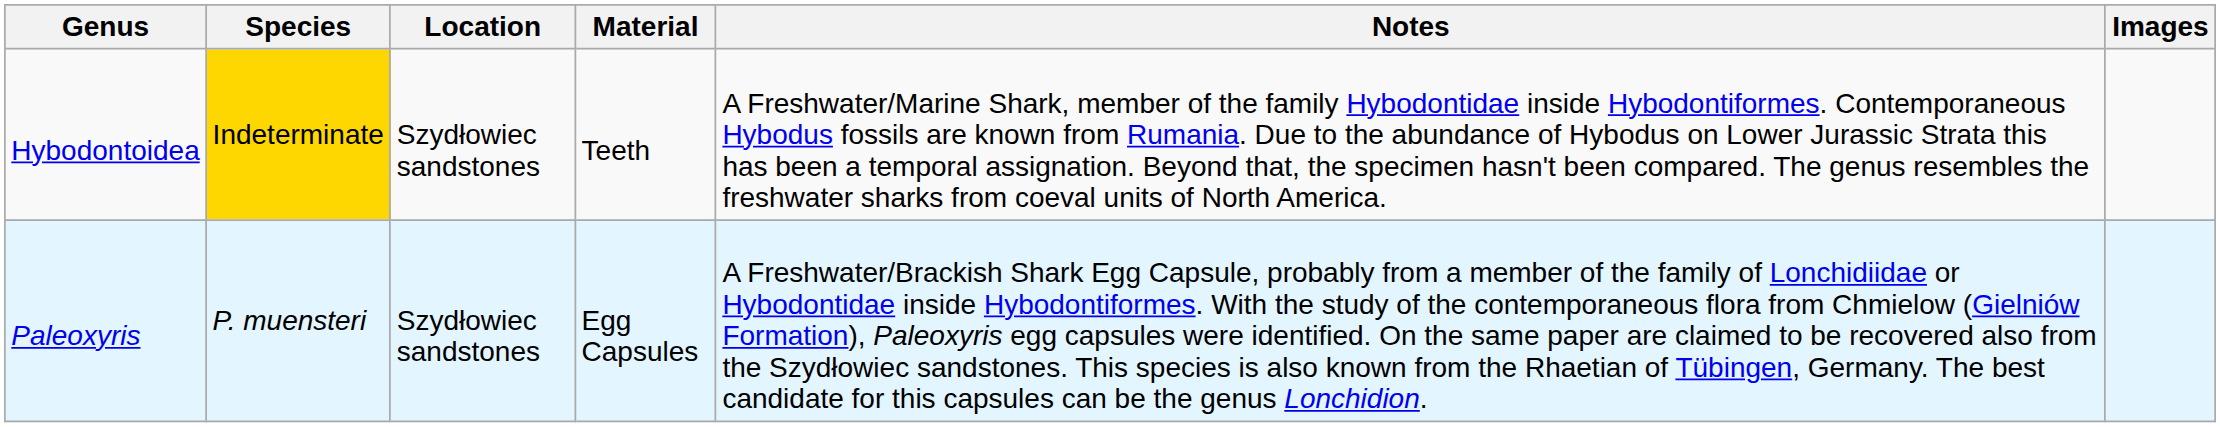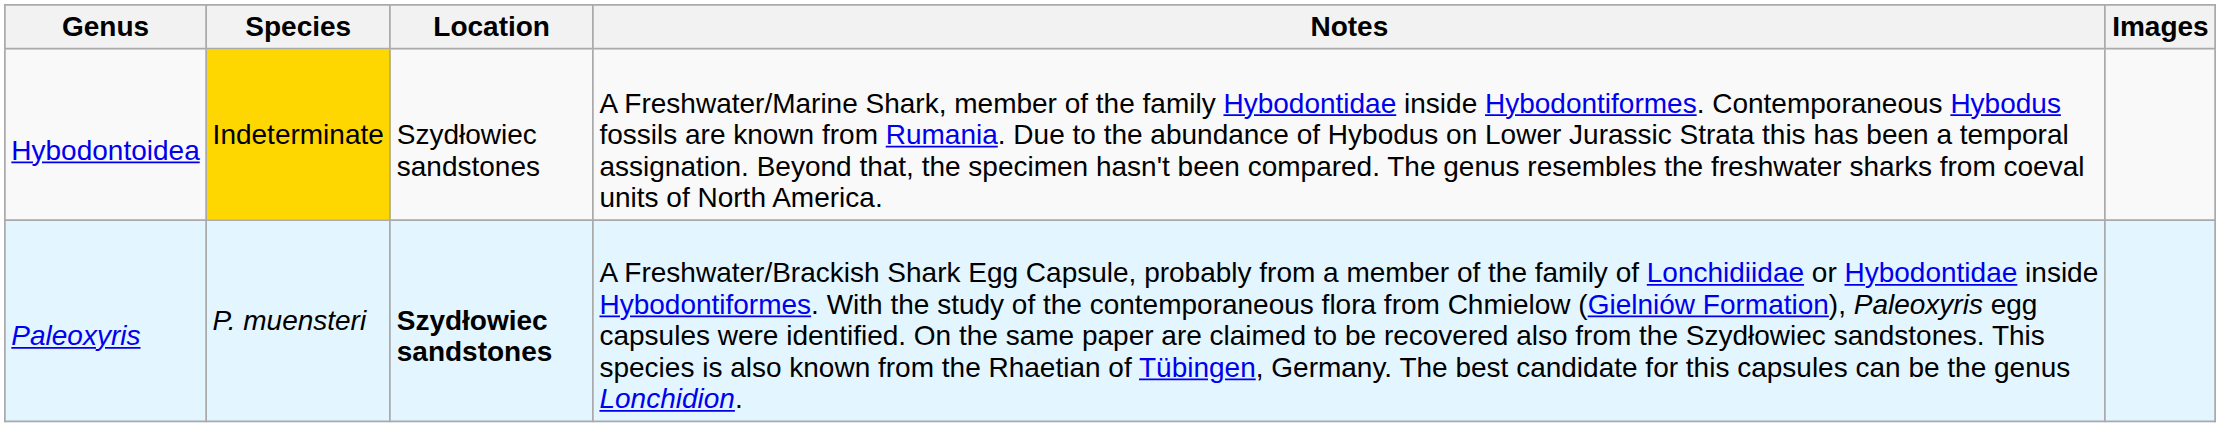- column: (646, 26)
(468, 336) normal -> (475, 336) bold
